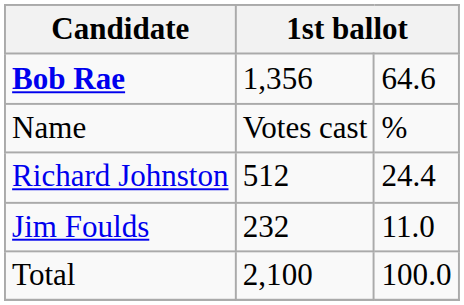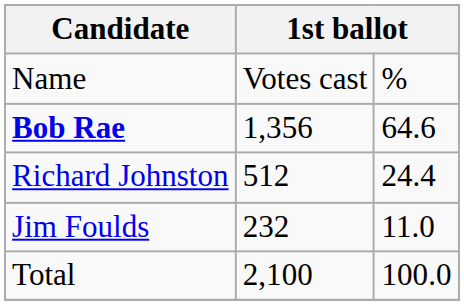rows swapped: (49, 127) <-> (69, 78)
